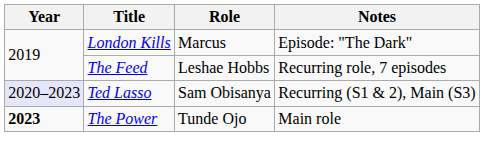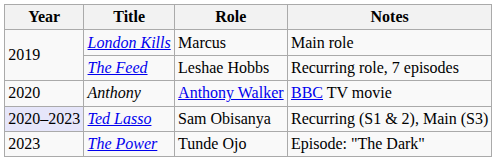(345, 42) Episode: "The Dark" -> (322, 42) Main role
+ row: (114, 93)
(24, 118) bold -> (24, 144) normal
(310, 118) Main role -> (358, 144) Episode: "The Dark"
